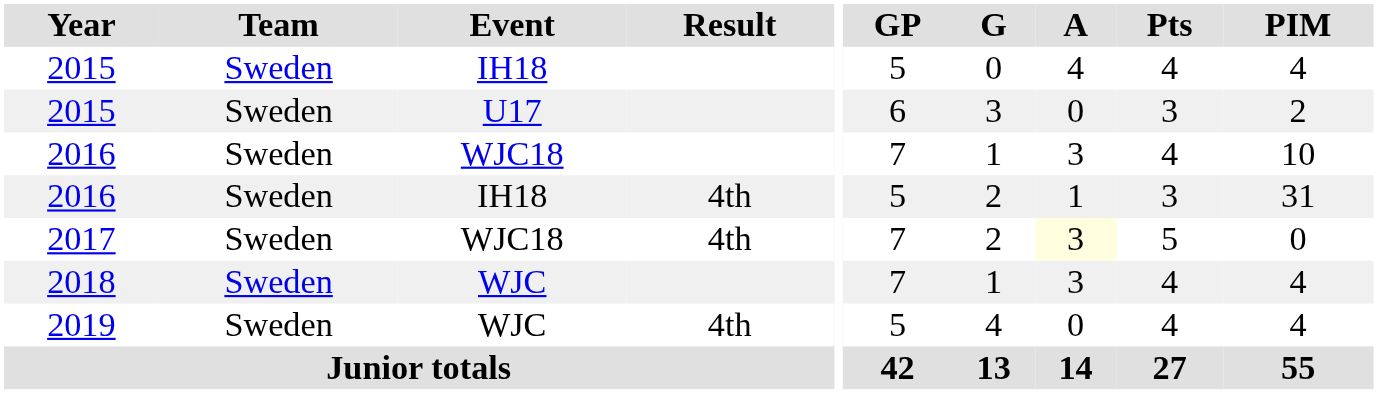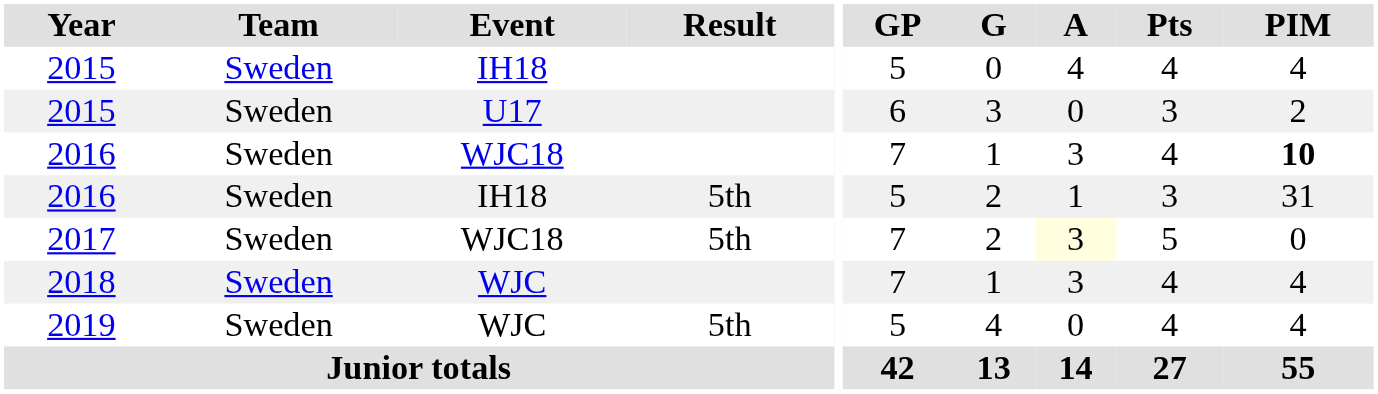(1298, 153) normal -> (1298, 153) bold
(730, 196) 4th -> (730, 196) 5th
(730, 238) 4th -> (730, 238) 5th
(730, 324) 4th -> (730, 324) 5th
